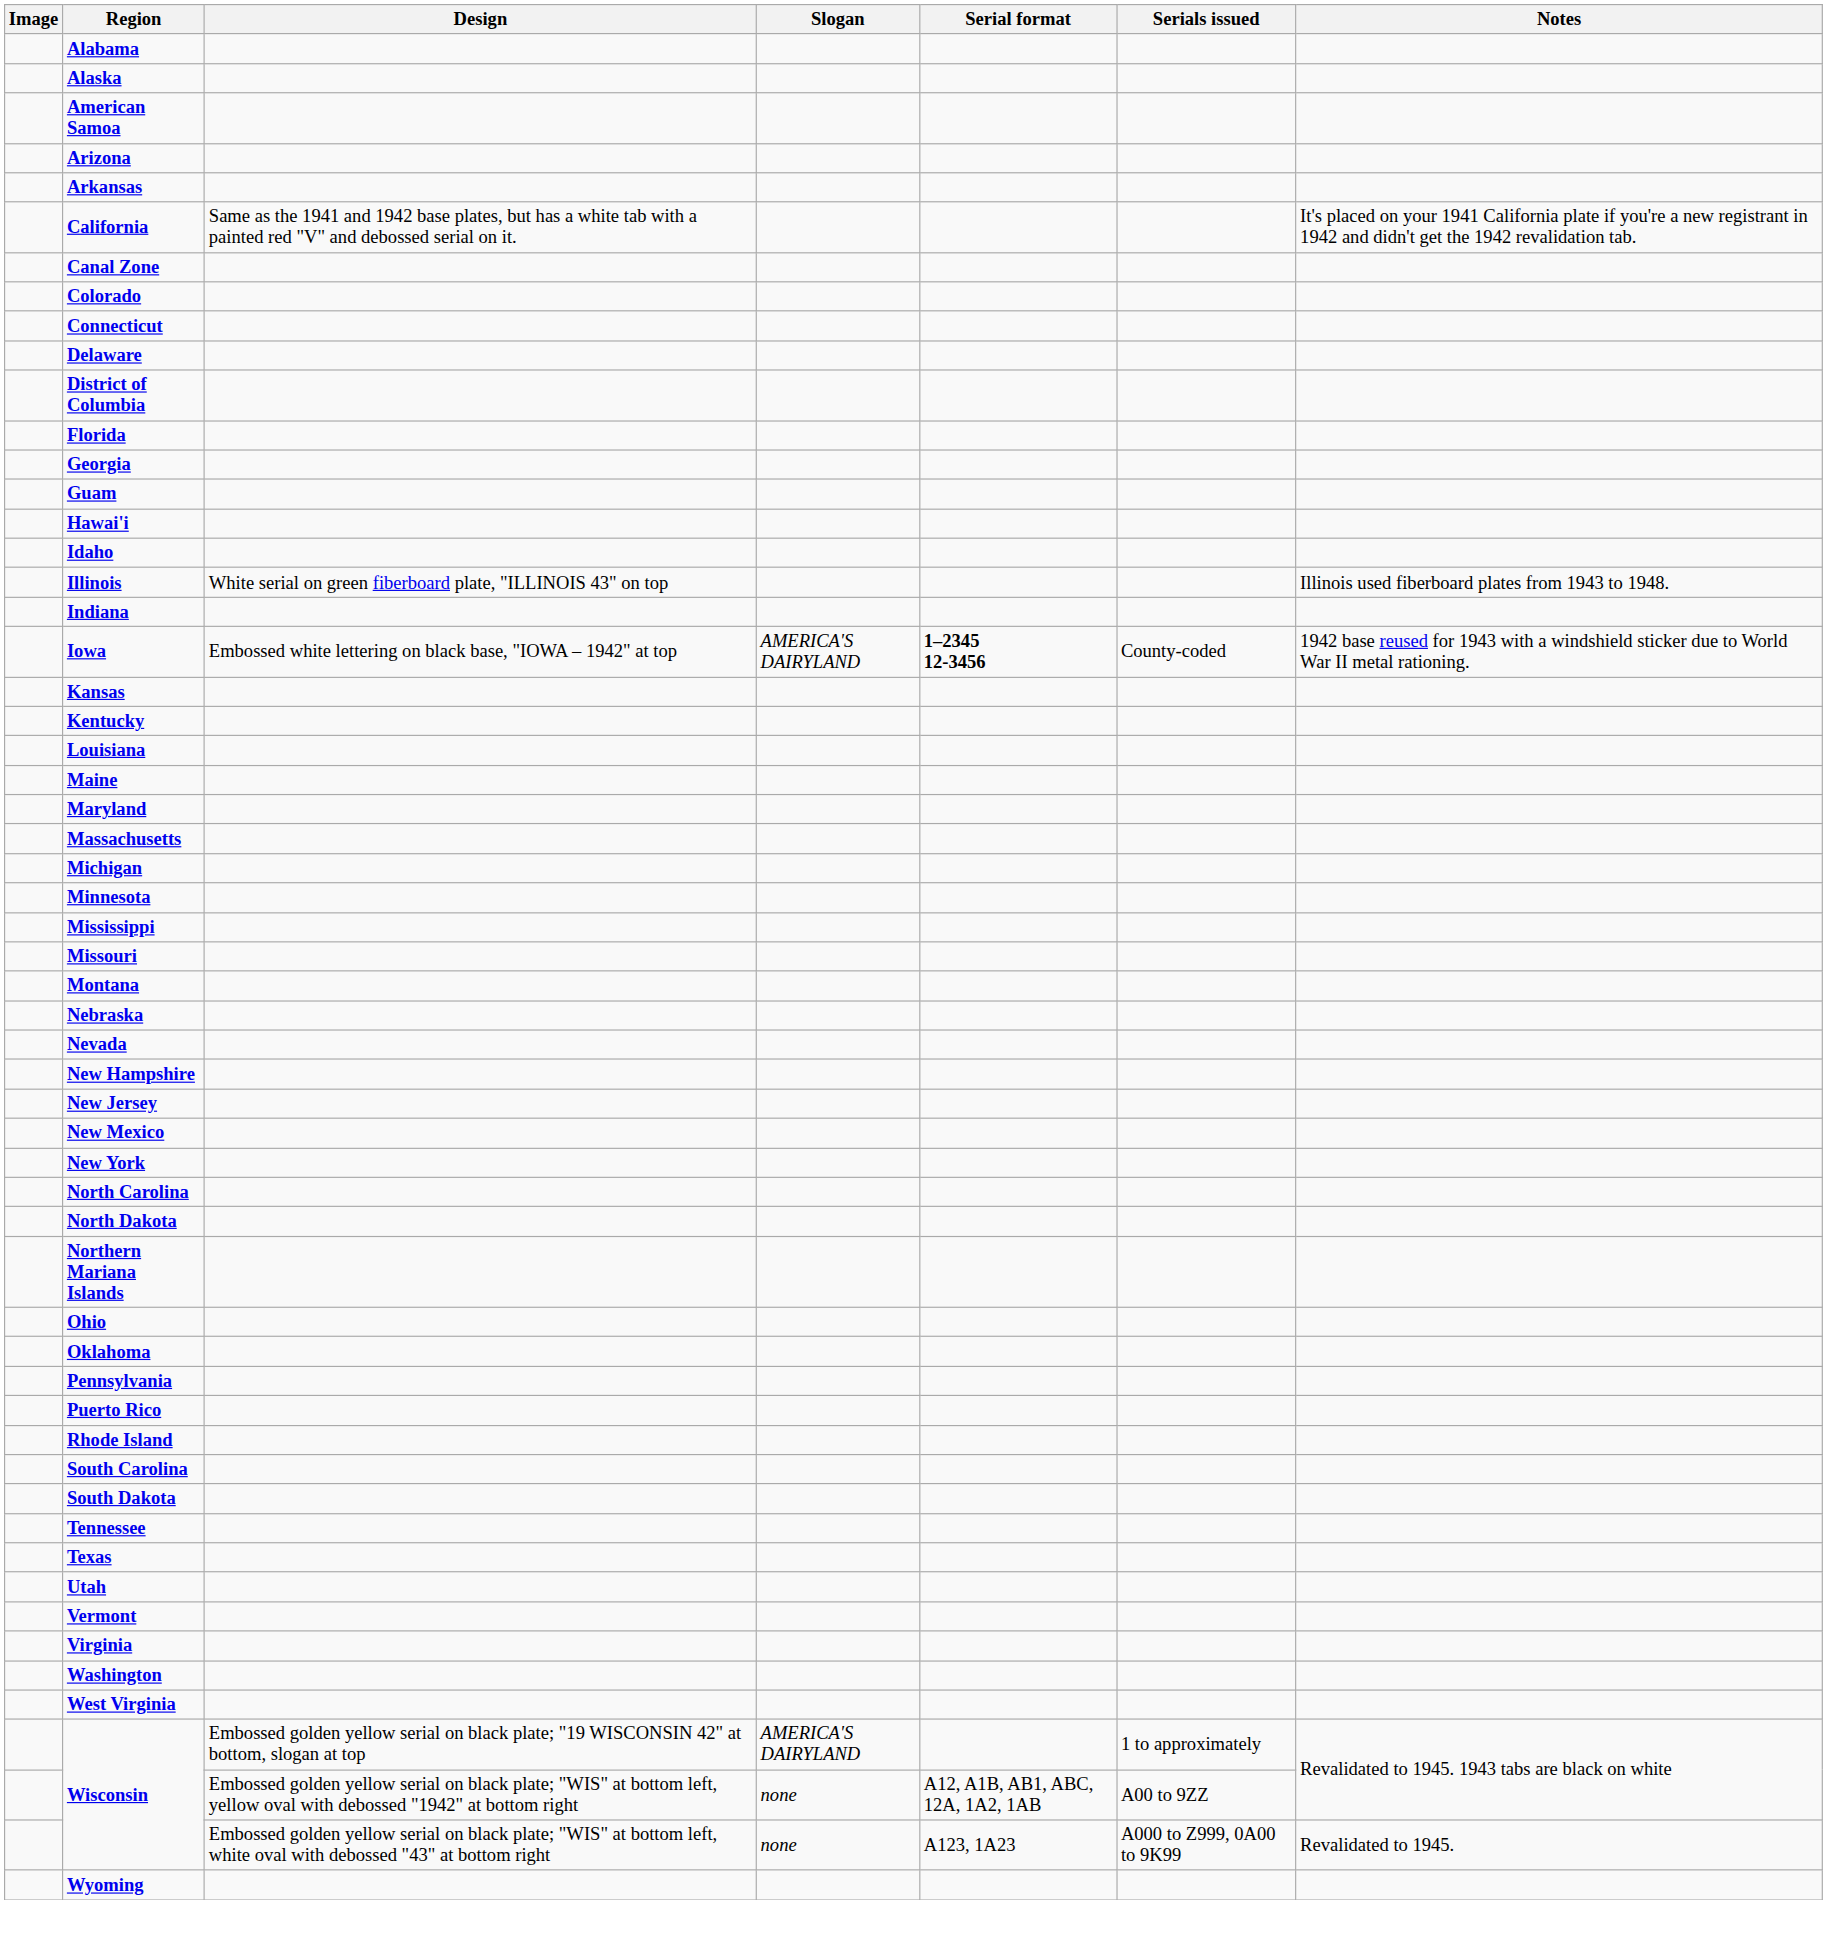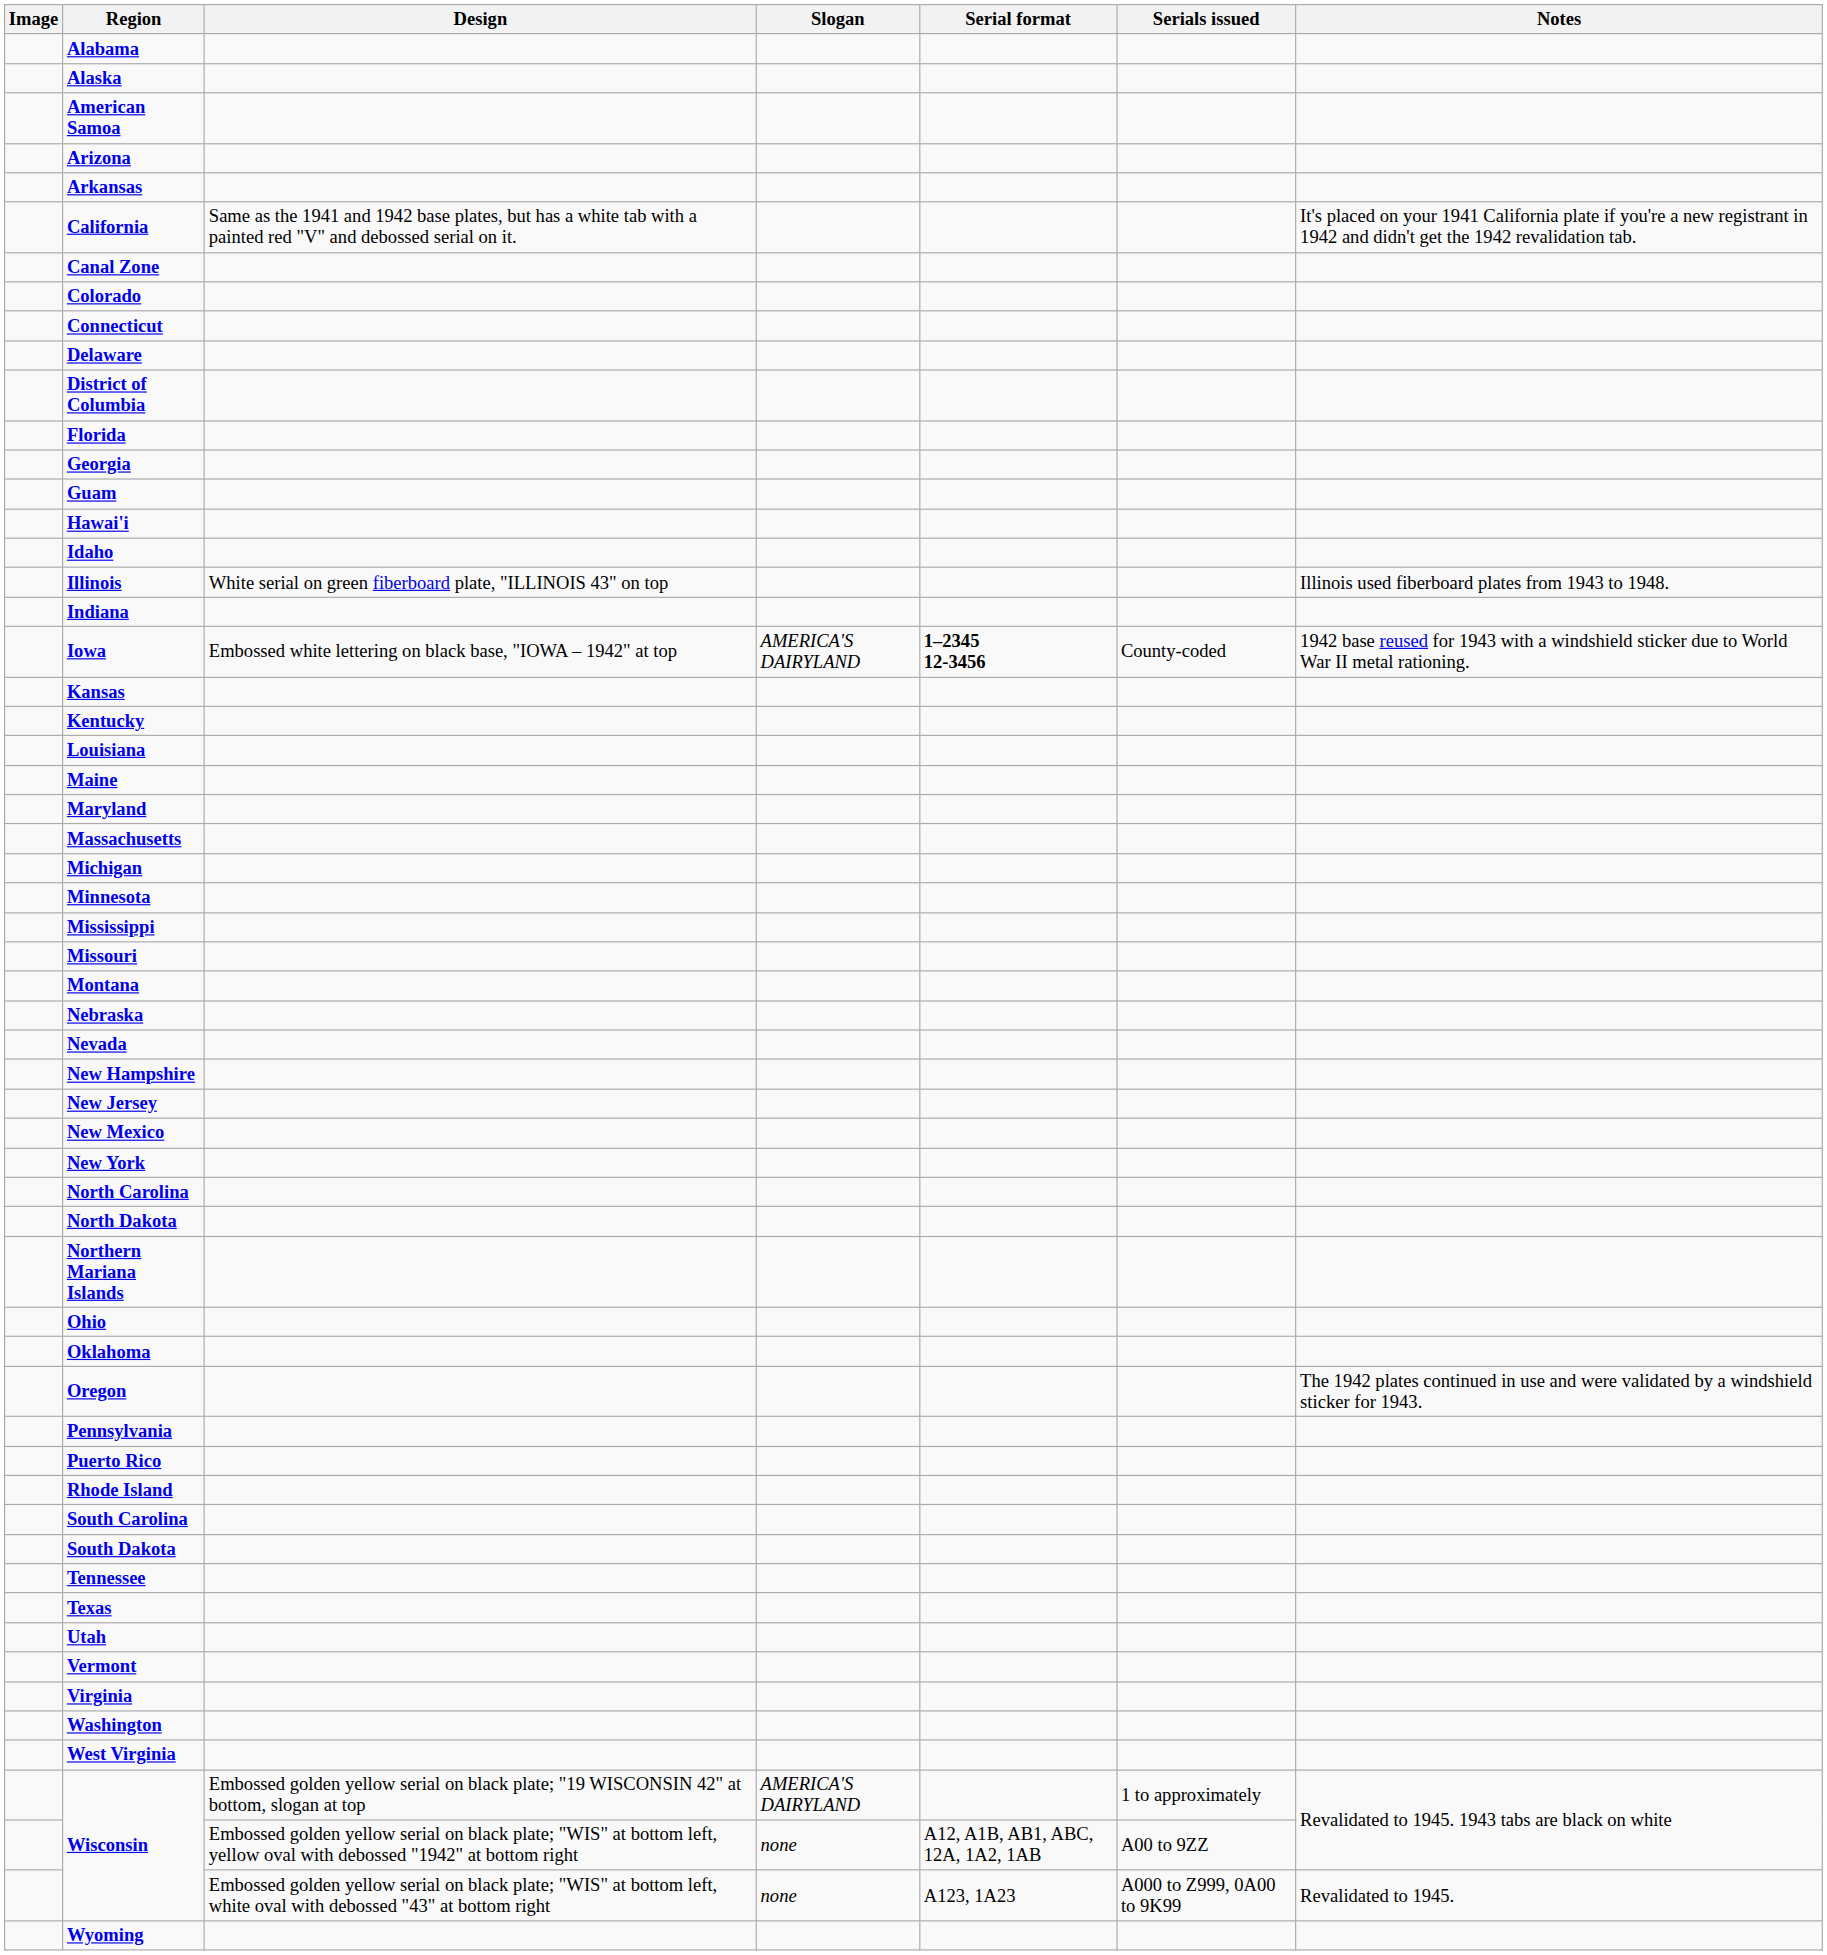+ row: (97, 1391)
